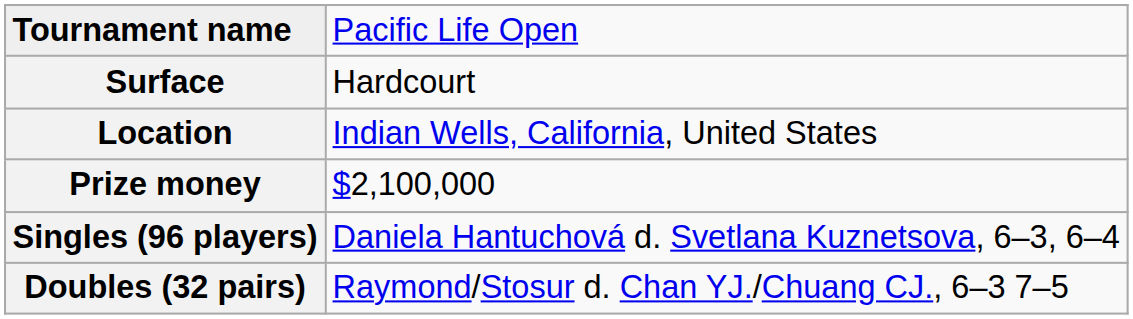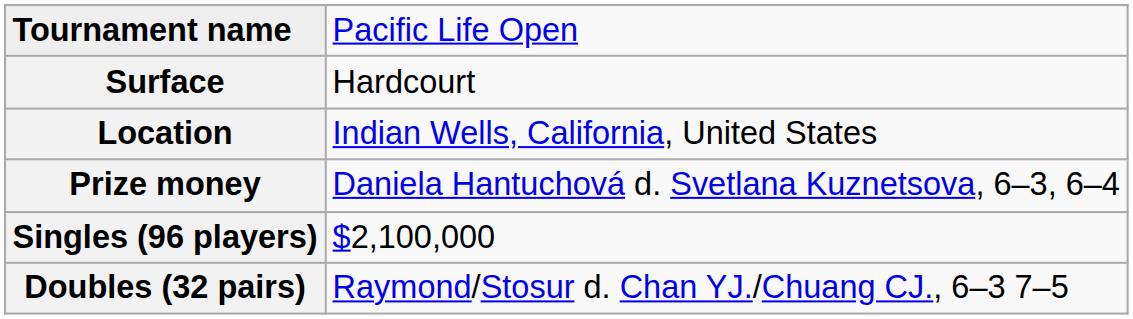(414, 184) $2,100,000 -> (726, 184) Daniela Hantuchová d. Svetlana Kuznetsova, 6–3, 6–4
(726, 236) Daniela Hantuchová d. Svetlana Kuznetsova, 6–3, 6–4 -> (414, 236) $2,100,000
